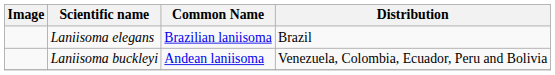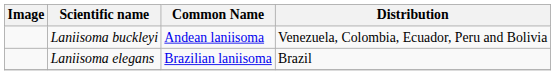rows swapped: (102, 37) <-> (104, 59)
